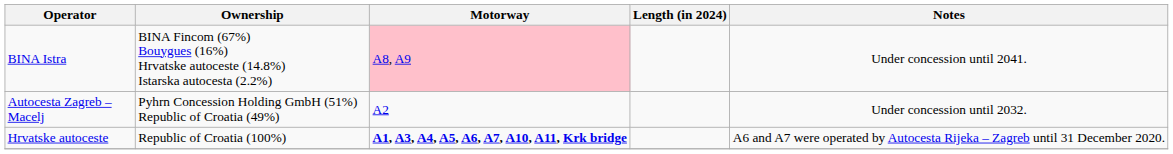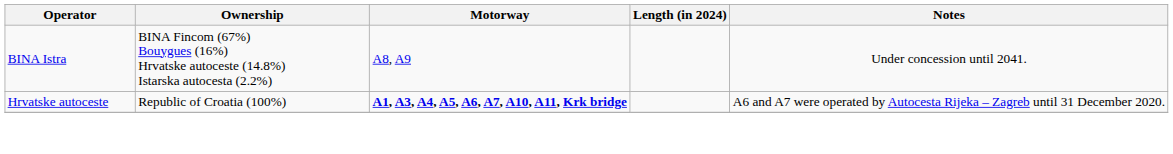(392, 58) pink background -> (392, 58) no background
- row: (60, 109)
